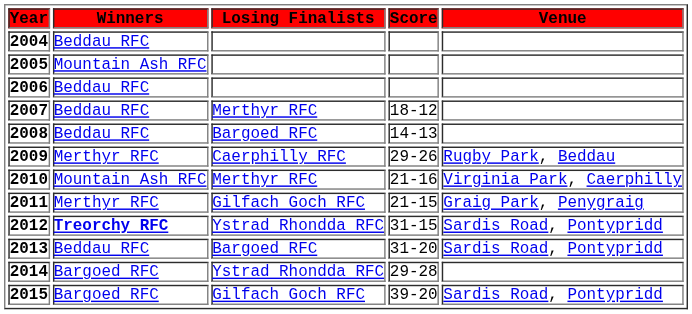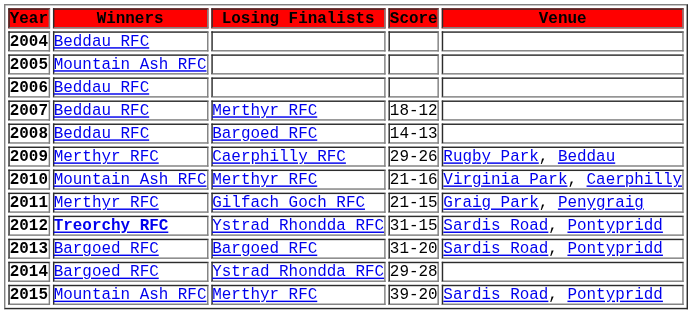(101, 249) Beddau RFC -> (106, 249) Bargoed RFC
(106, 295) Bargoed RFC -> (130, 295) Mountain Ash RFC
(289, 295) Gilfach Goch RFC -> (265, 295) Merthyr RFC
